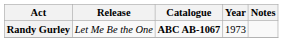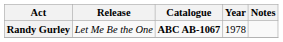(235, 29) 1973 -> (235, 29) 1978
